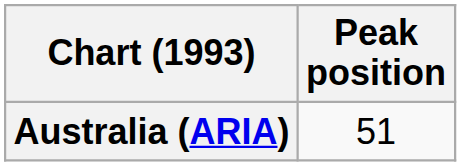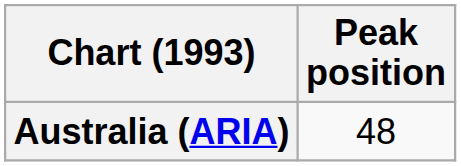(376, 130) 51 -> (376, 130) 48
